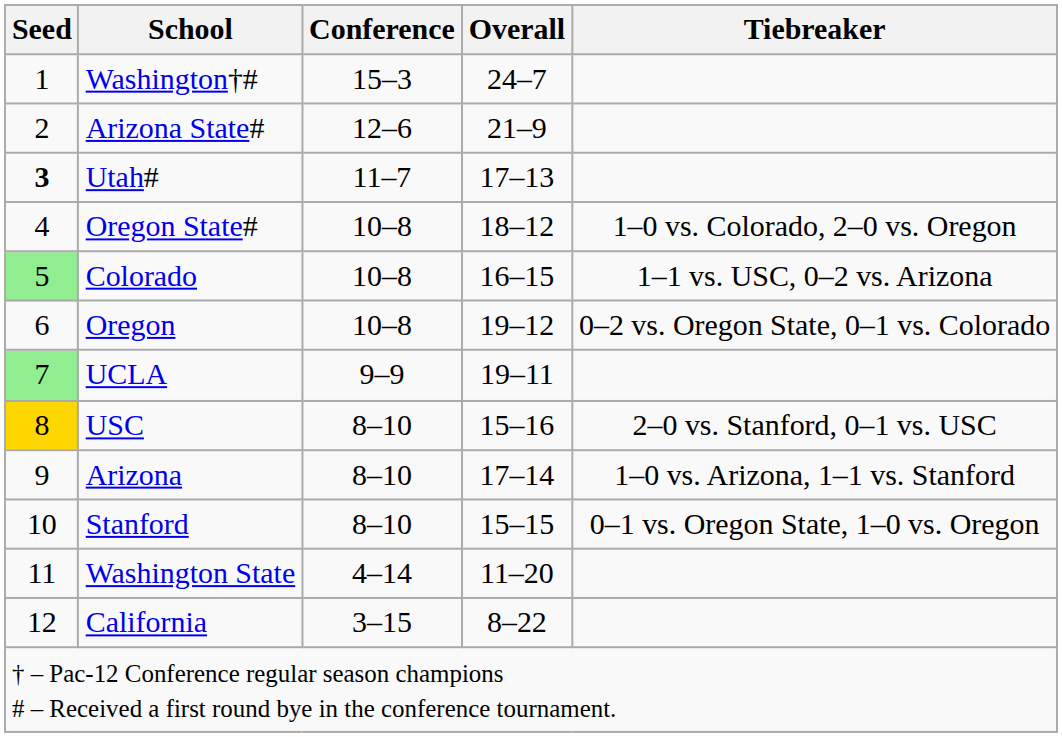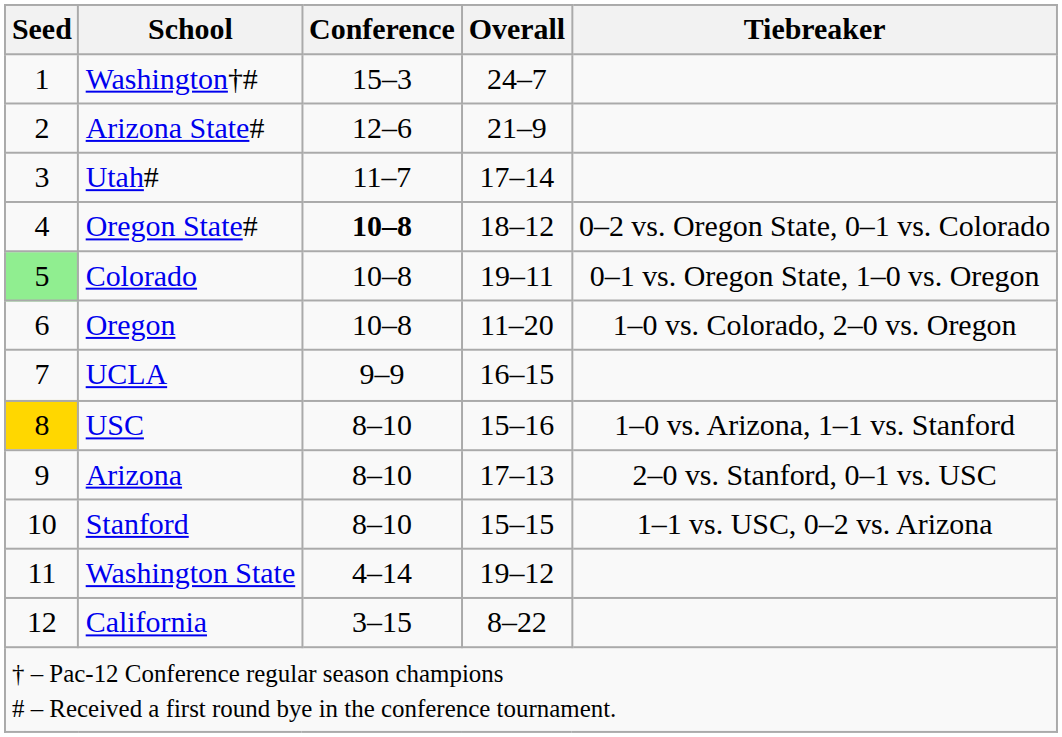(42, 177) bold -> (42, 177) normal
(517, 177) 17–13 -> (517, 177) 17–14
(382, 226) normal -> (382, 226) bold
(815, 226) 1–0 vs. Colorado, 2–0 vs. Oregon -> (815, 226) 0–2 vs. Oregon State, 0–1 vs. Colorado
(517, 276) 16–15 -> (517, 276) 19–11
(815, 276) 1–1 vs. USC, 0–2 vs. Arizona -> (815, 276) 0–1 vs. Oregon State, 1–0 vs. Oregon
(517, 325) 19–12 -> (517, 325) 11–20
(815, 325) 0–2 vs. Oregon State, 0–1 vs. Colorado -> (815, 325) 1–0 vs. Colorado, 2–0 vs. Oregon
(42, 374) lightgreen background -> (42, 374) no background
(517, 374) 19–11 -> (517, 374) 16–15
(815, 424) 2–0 vs. Stanford, 0–1 vs. USC -> (815, 424) 1–0 vs. Arizona, 1–1 vs. Stanford
(517, 473) 17–14 -> (517, 473) 17–13
(815, 473) 1–0 vs. Arizona, 1–1 vs. Stanford -> (815, 473) 2–0 vs. Stanford, 0–1 vs. USC
(815, 523) 0–1 vs. Oregon State, 1–0 vs. Oregon -> (815, 523) 1–1 vs. USC, 0–2 vs. Arizona
(517, 572) 11–20 -> (517, 572) 19–12
